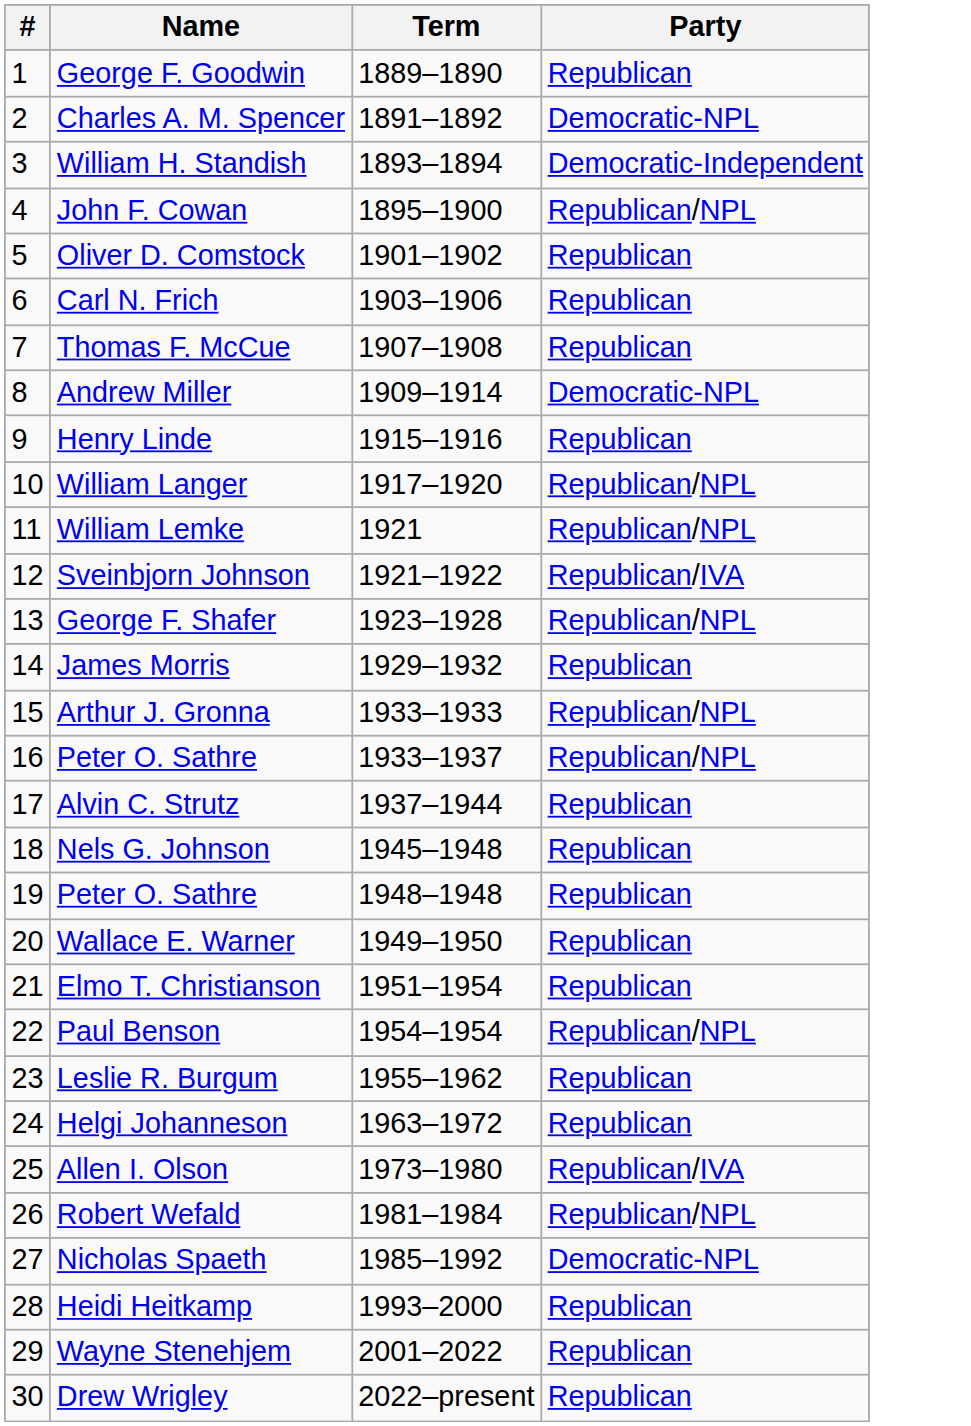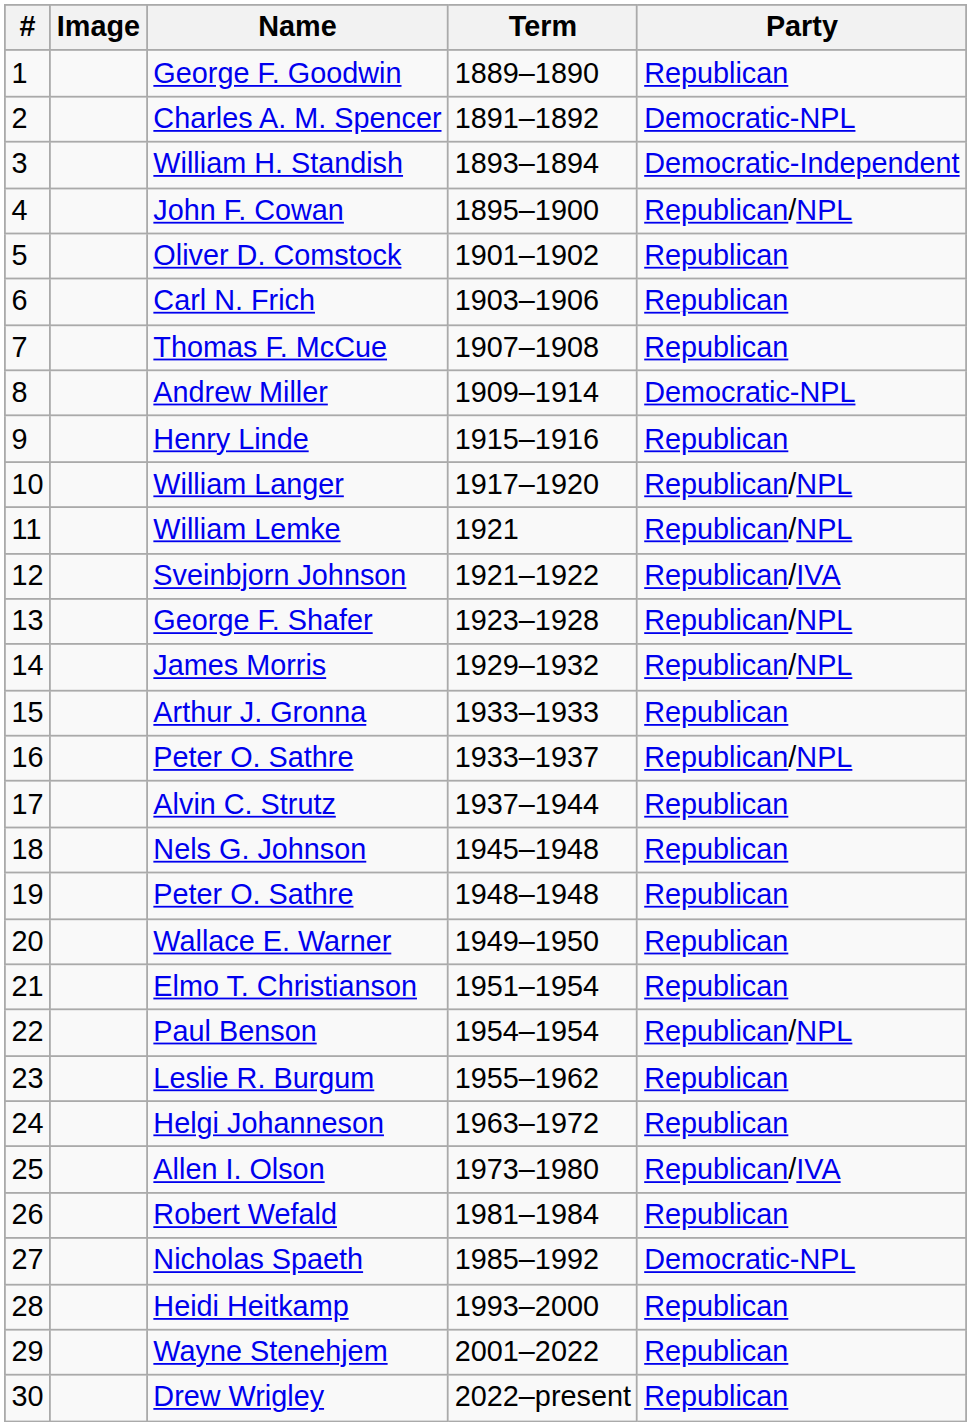+ column: (98, 27)
(620, 666) Republican -> (748, 666) Republican/NPL
(652, 712) Republican/NPL -> (716, 712) Republican
(652, 1214) Republican/NPL -> (716, 1214) Republican
